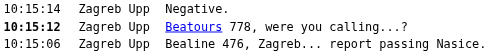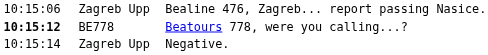rows swapped: (326, 44) <-> (197, 9)
(114, 27) Zagreb Upp -> (96, 27) BE778
